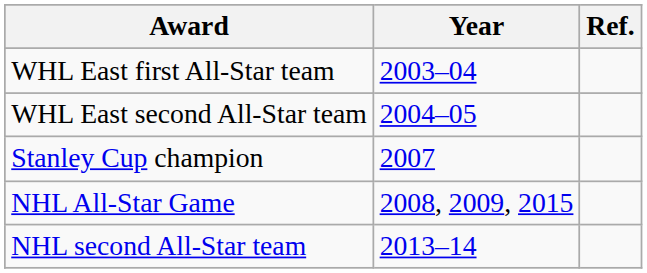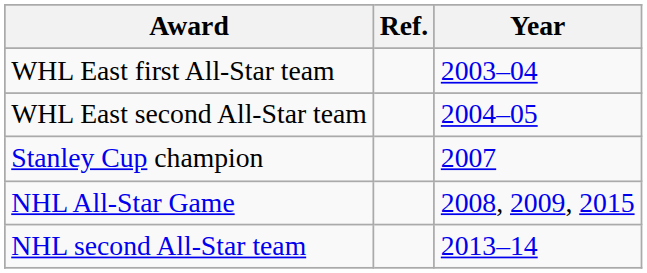columns swapped: (477, 26) <-> (610, 26)
